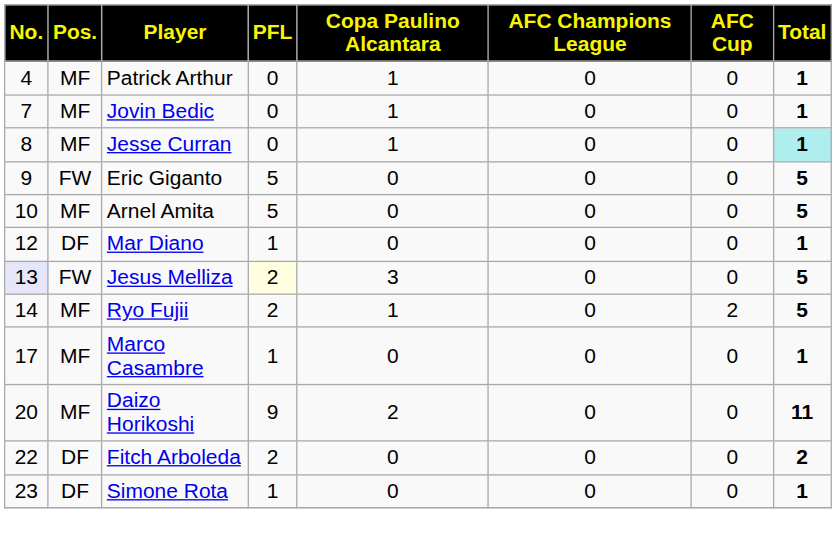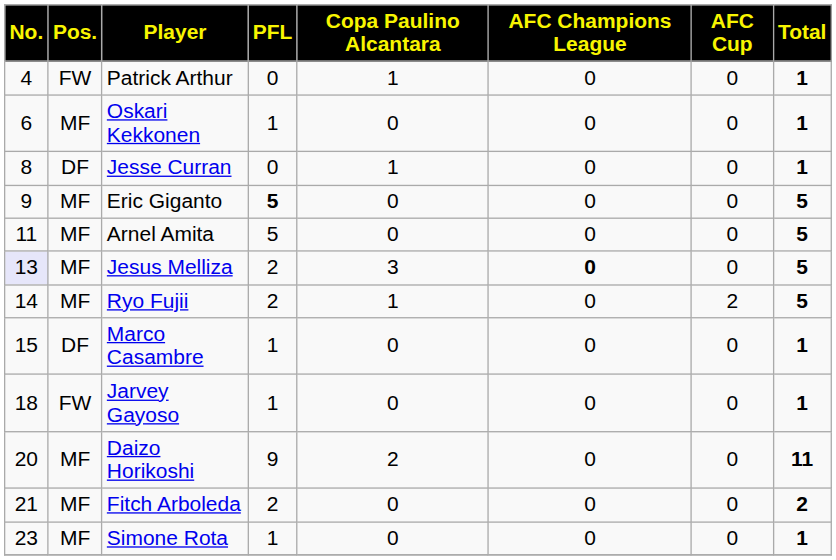(75, 77) MF -> (75, 77) FW
+ row: (153, 122)
- row: (160, 111)
(75, 144) MF -> (75, 168) DF
(802, 144) paleturquoise background -> (802, 168) no background
(75, 177) FW -> (75, 201) MF
(273, 177) normal -> (273, 201) bold
(26, 210) 10 -> (26, 234) 11
- row: (155, 244)
(75, 277) FW -> (75, 267) MF
(273, 277) lightyellow background -> (273, 267) no background
(590, 277) normal -> (590, 267) bold
(26, 355) 17 -> (26, 346) 15
(75, 355) MF -> (75, 346) DF
+ row: (143, 402)
(26, 457) 22 -> (26, 504) 21
(75, 457) DF -> (75, 504) MF
(75, 490) DF -> (75, 537) MF
